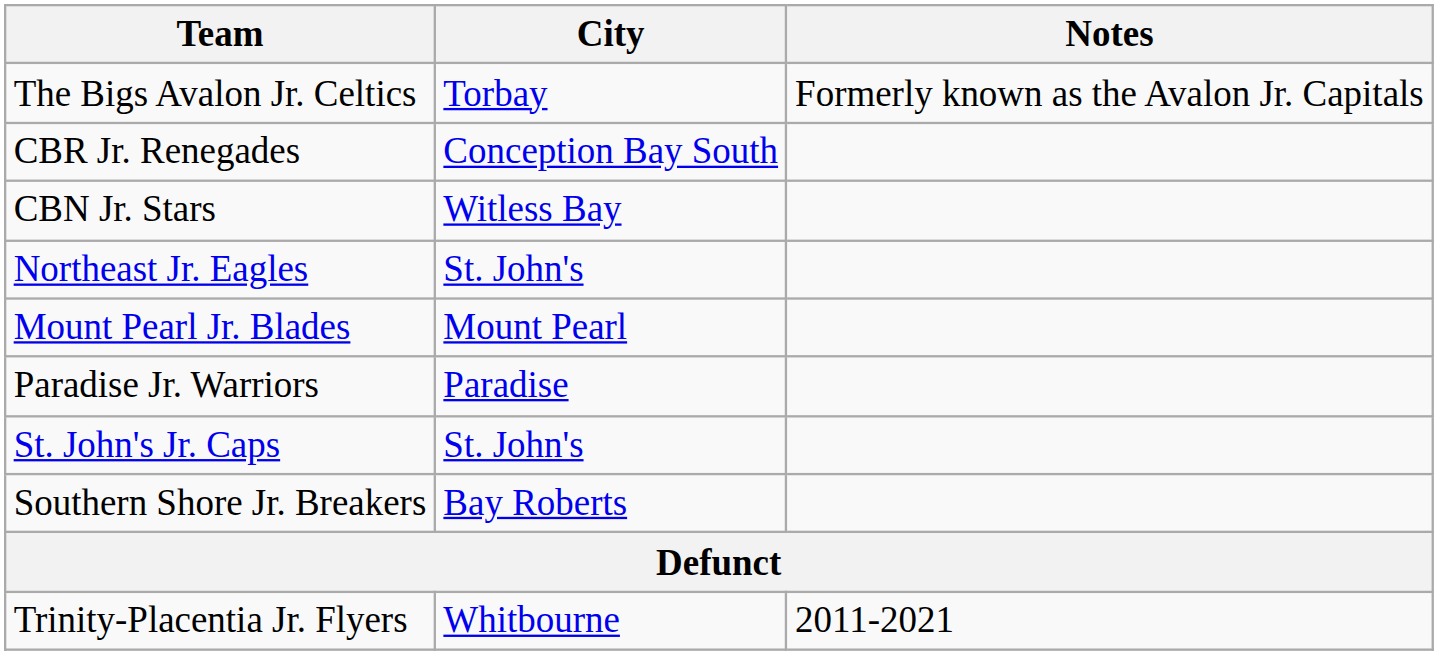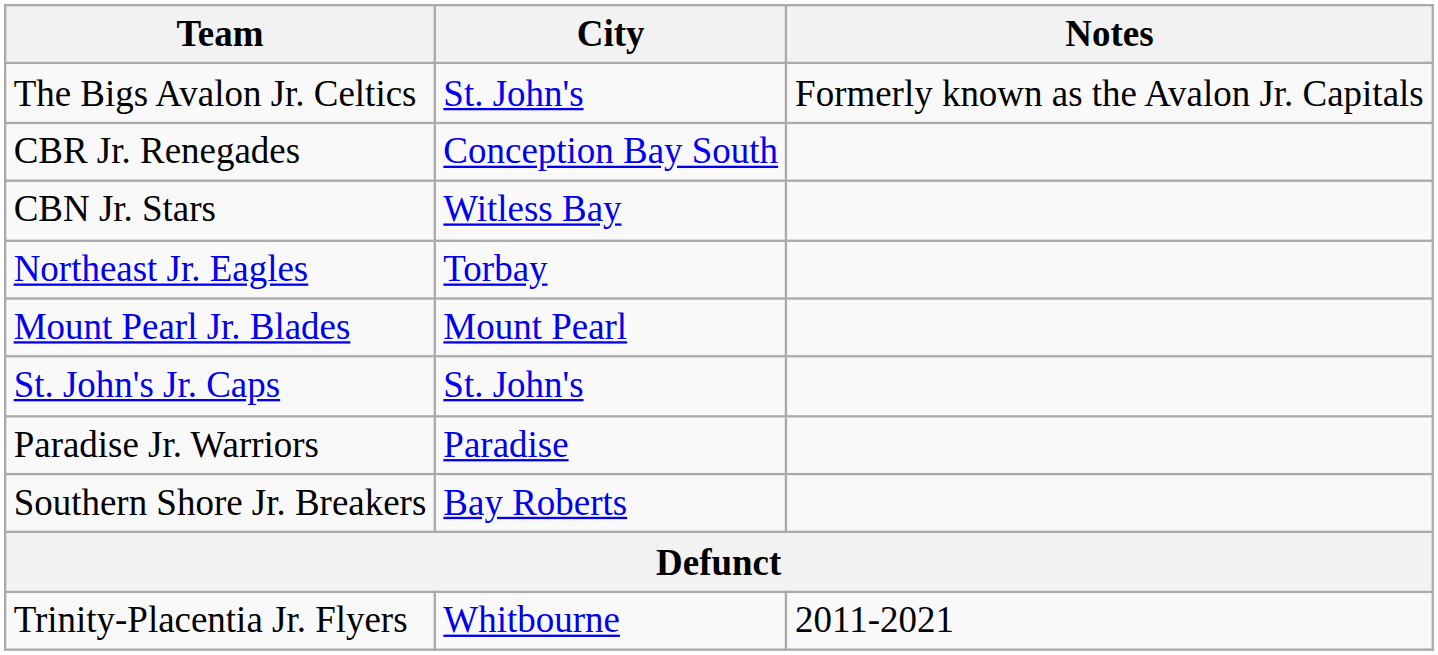(495, 92) Torbay -> (513, 92) St. John's
(513, 268) St. John's -> (495, 268) Torbay
rows swapped: (166, 385) <-> (147, 444)
